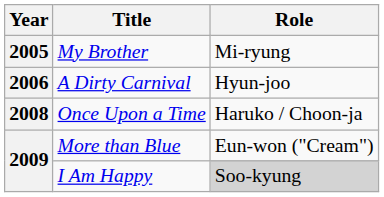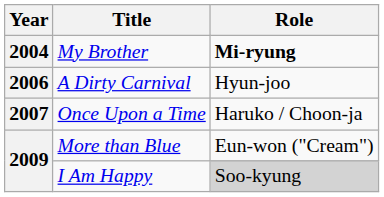(29, 51) 2005 -> (29, 51) 2004
(253, 51) normal -> (255, 51) bold
(29, 113) 2008 -> (29, 113) 2007
